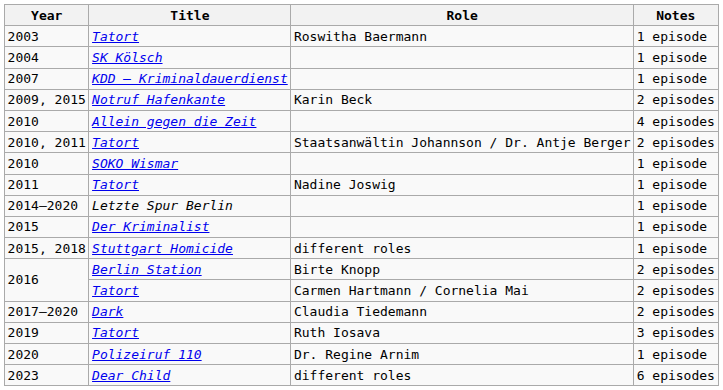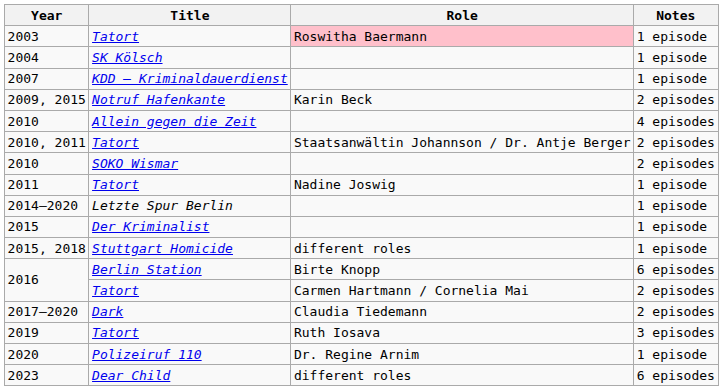(360, 36) no background -> (360, 36) pink background
(672, 163) 1 episode -> (676, 163) 2 episodes
(676, 269) 2 episodes -> (676, 269) 6 episodes
